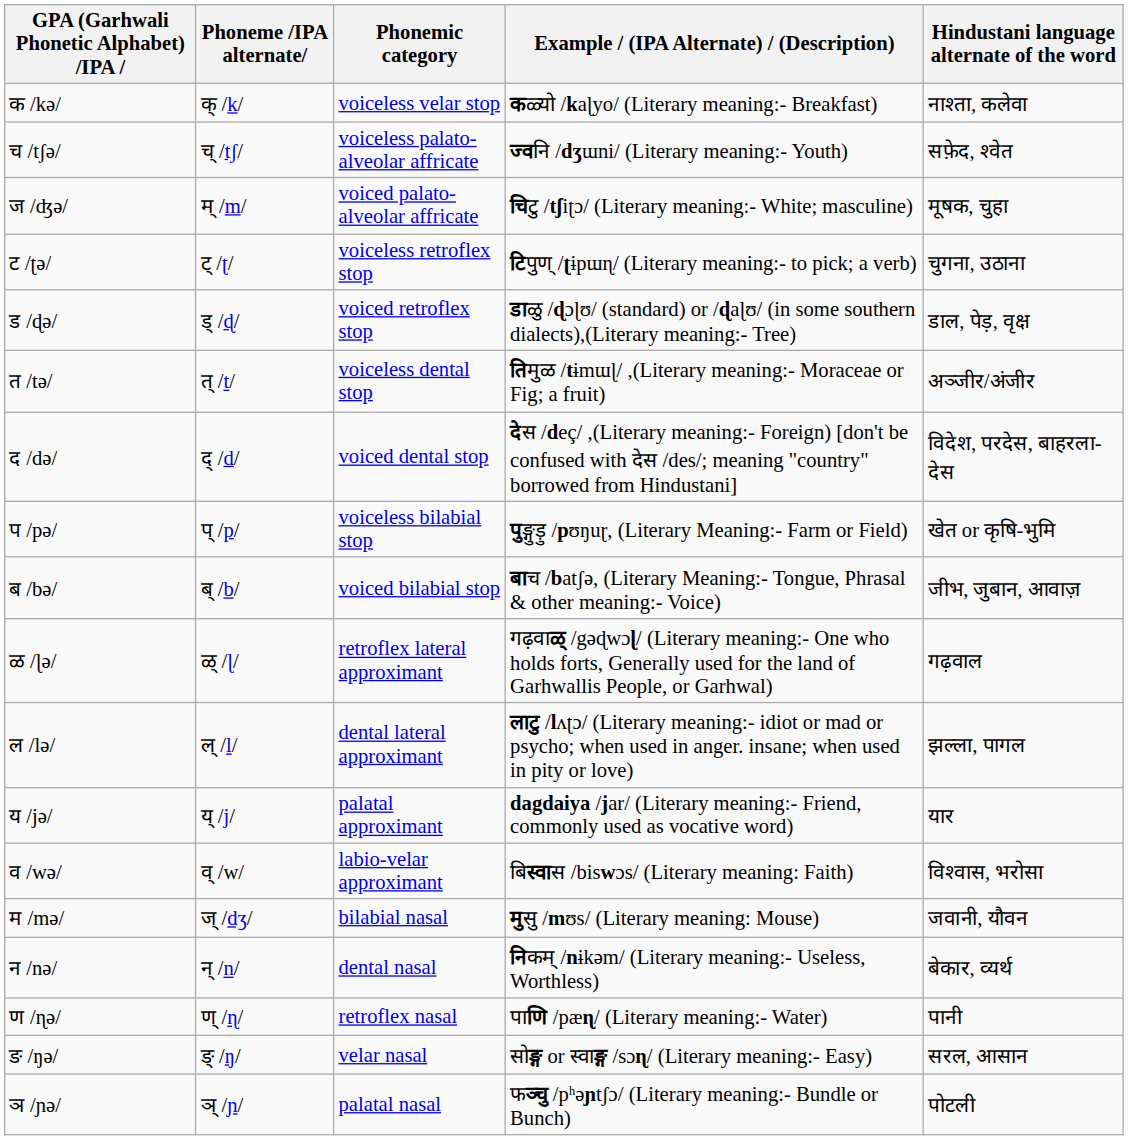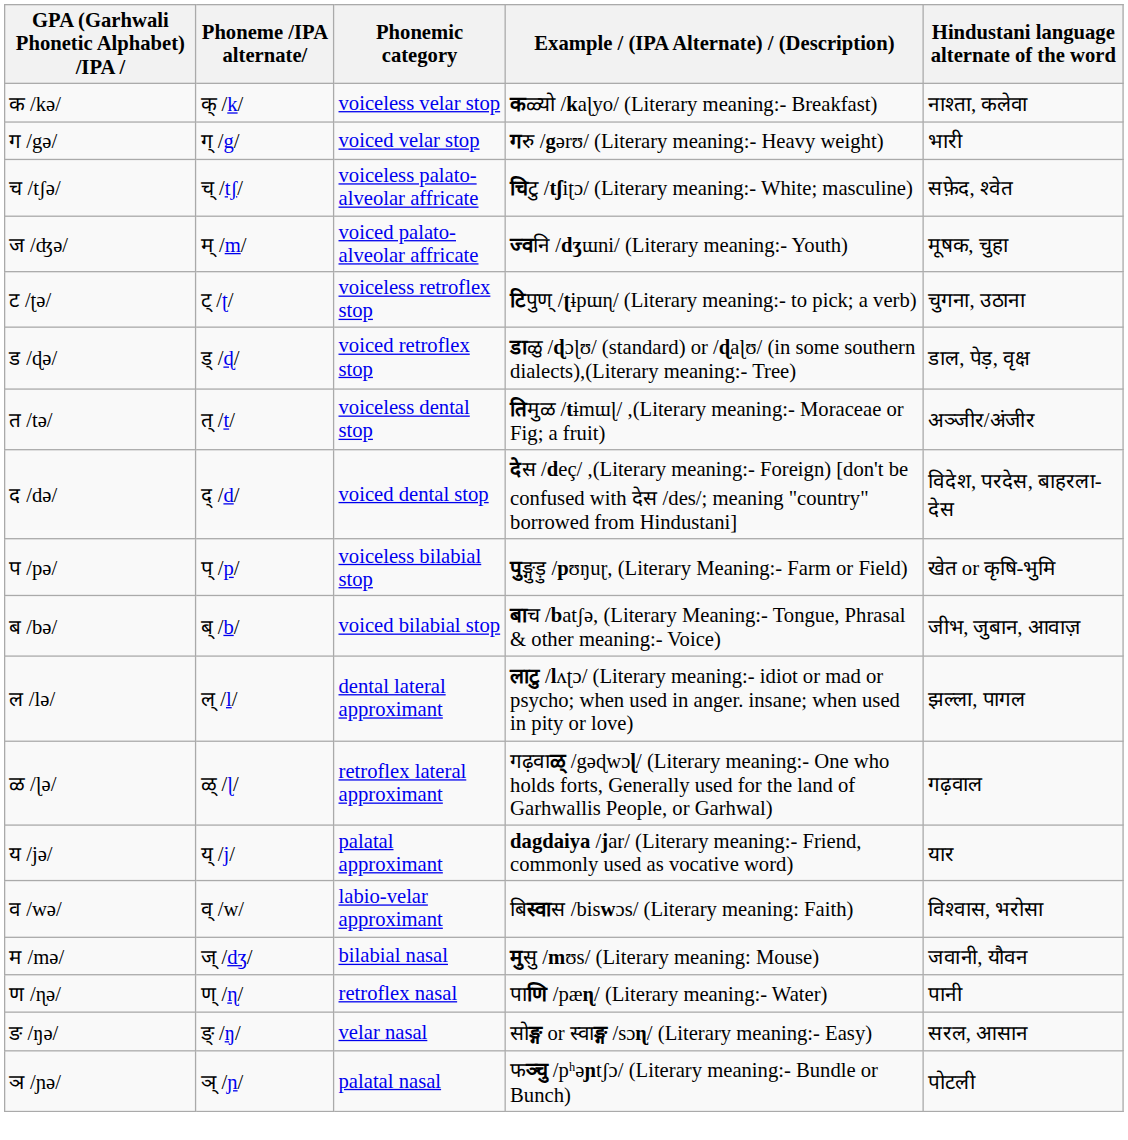+ row: (33, 141)
(679, 150) ज्वनि /dʒɯni/ (Literary meaning:- Youth) -> (711, 188) चिटु /tʃiʈɔ/ (Literary meaning:- White; masculine)
(711, 206) चिटु /tʃiʈɔ/ (Literary meaning:- White; masculine) -> (679, 244) ज्वनि /dʒɯni/ (Literary meaning:- Youth)
rows swapped: (32, 746) <-> (33, 661)
- row: (33, 968)
